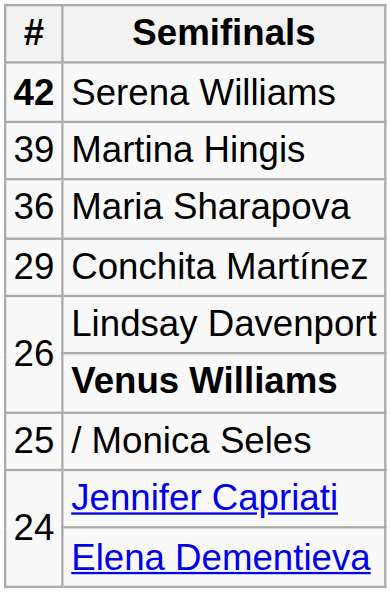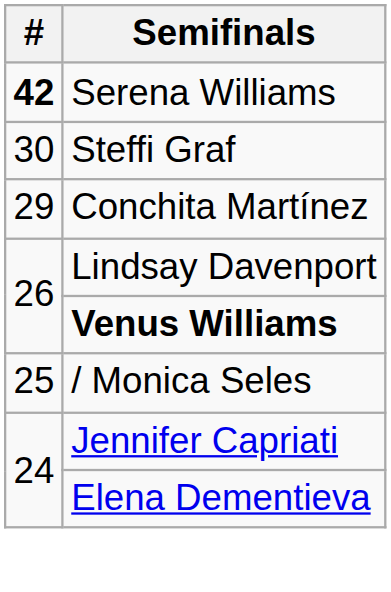- row: (188, 149)
- row: (211, 207)
+ row: (153, 149)
